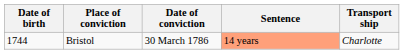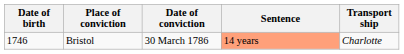(17, 40) 1744 -> (17, 40) 1746
